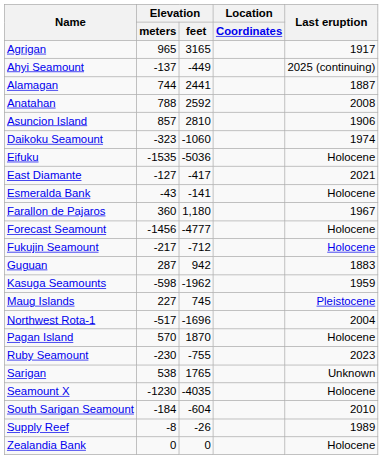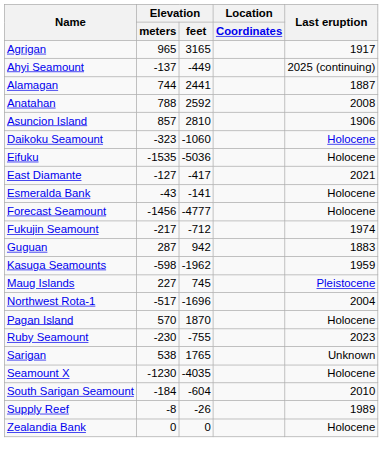(363, 139) 1974 -> (351, 139) Holocene
- row: (56, 211)
(351, 247) Holocene -> (363, 229) 1974
